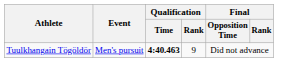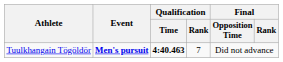(119, 50) normal -> (122, 50) bold
(194, 50) 9 -> (199, 50) 7
